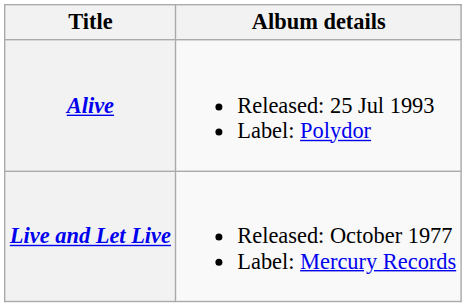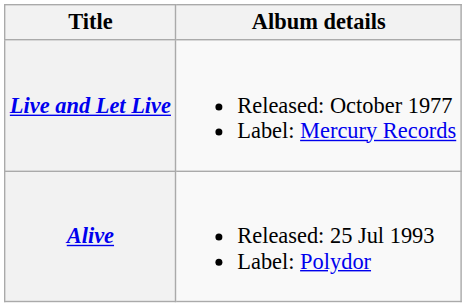rows swapped: (90, 236) <-> (90, 105)
